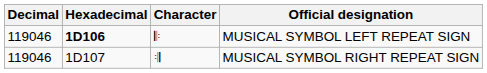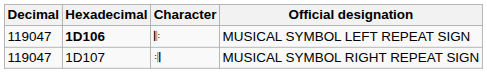(29, 36) 119046 -> (29, 36) 119047
(29, 57) 119046 -> (29, 57) 119047
